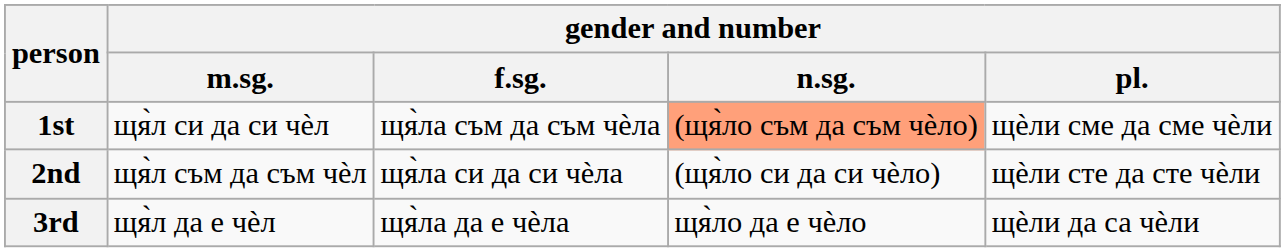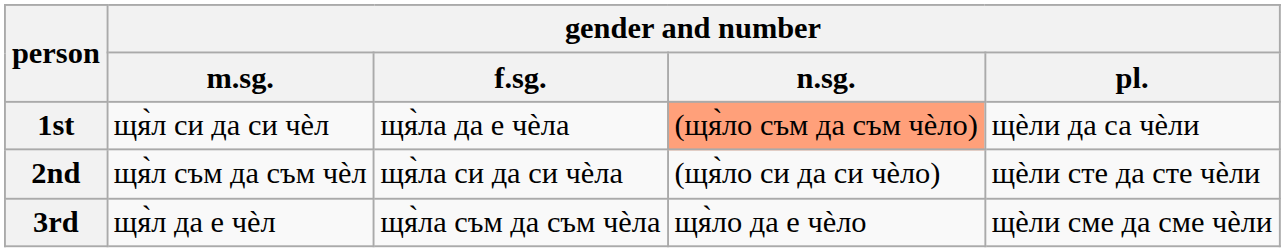(521, 125) щя̀лa съм да съм чѐлa -> (475, 125) щя̀лa да е чѐлa
(1132, 125) щѐли сме да сме чѐли -> (1096, 125) щѐли да са чѐли
(475, 221) щя̀лa да е чѐлa -> (521, 221) щя̀лa съм да съм чѐлa
(1096, 221) щѐли да са чѐли -> (1132, 221) щѐли сме да сме чѐли
